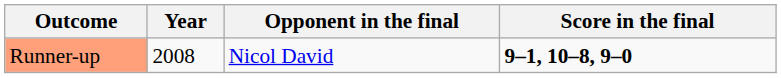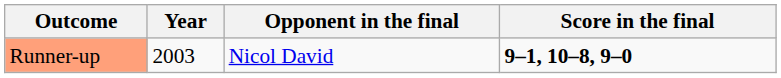(174, 55) 2008 -> (174, 55) 2003
